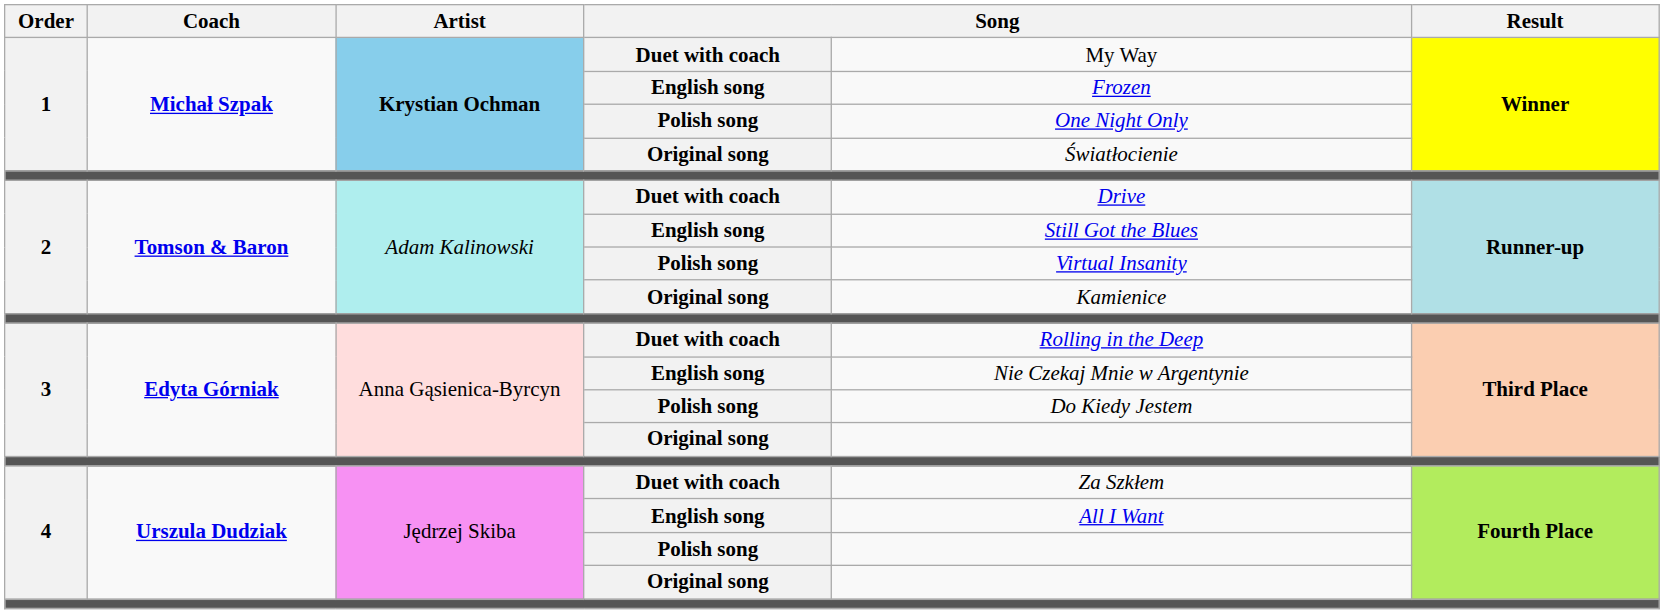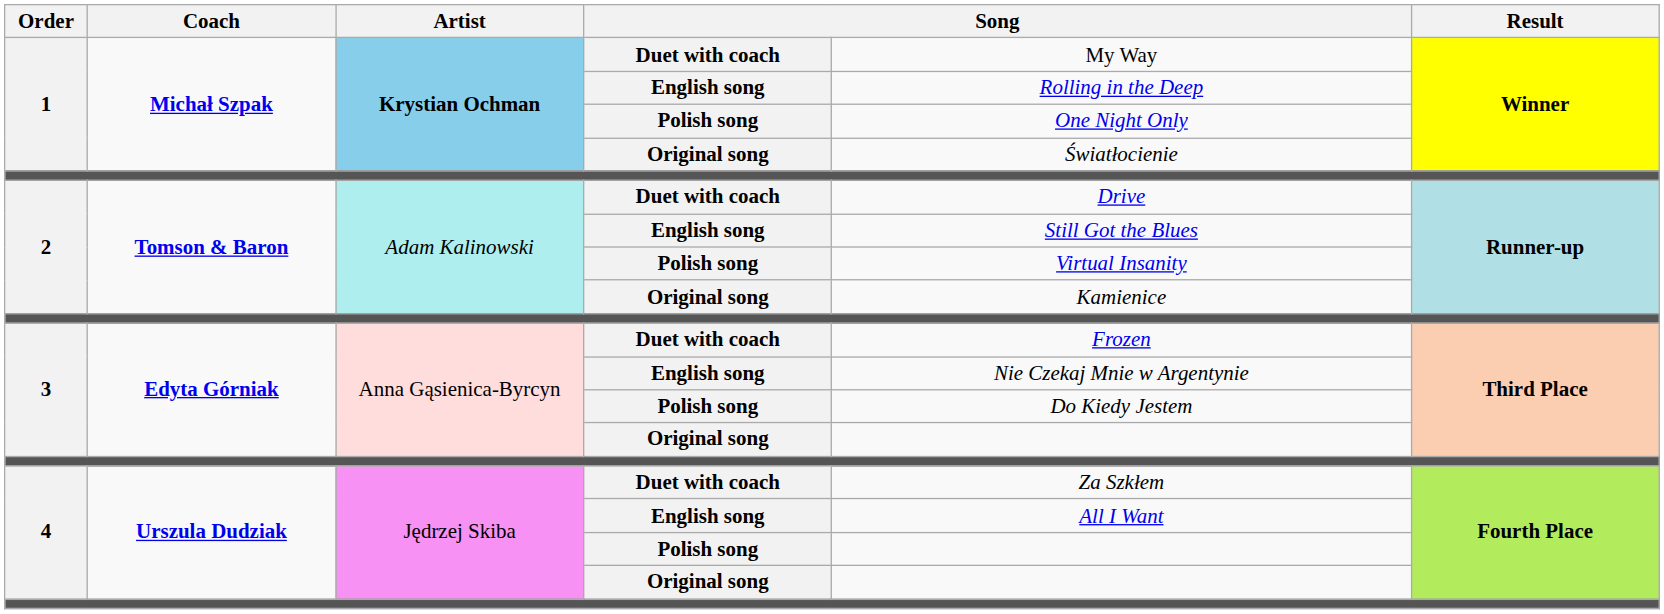(1121, 87) Frozen -> (1121, 87) Rolling in the Deep
(1121, 339) Rolling in the Deep -> (1121, 339) Frozen
